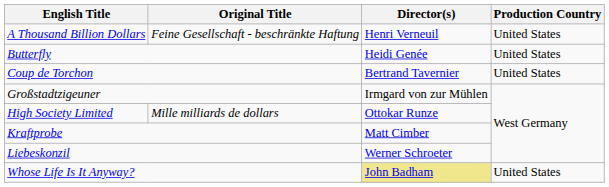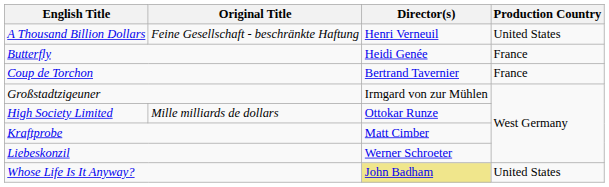(527, 53) United States -> (511, 53) France
(527, 73) United States -> (511, 73) France
